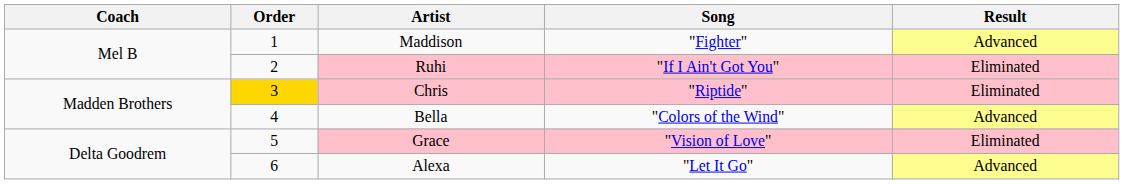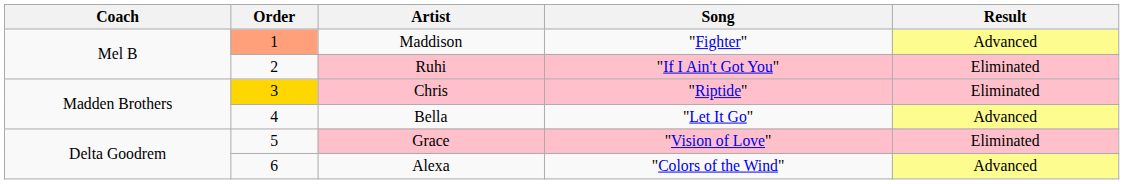(274, 41) no background -> (274, 41) lightsalmon background
(718, 116) "Colors of the Wind" -> (718, 116) "Let It Go"
(718, 166) "Let It Go" -> (718, 166) "Colors of the Wind"
